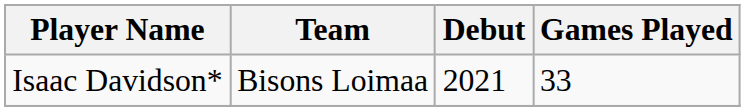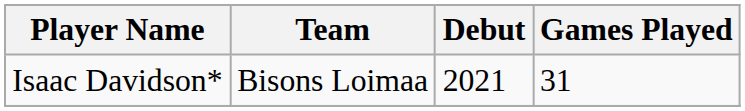(556, 79) 33 -> (556, 79) 31
